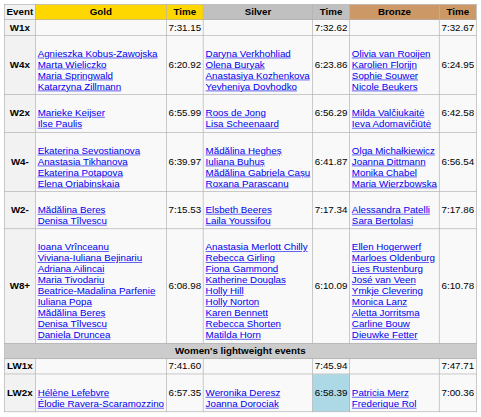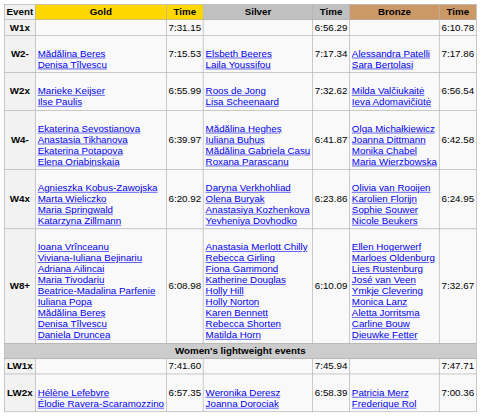(331, 27) 7:32.62 -> (331, 27) 6:56.29
(458, 27) 7:32.67 -> (458, 27) 6:10.78
rows swapped: (20, 210) <-> (20, 65)
(331, 113) 6:56.29 -> (331, 91) 7:32.62
(458, 113) 6:42.58 -> (458, 91) 6:56.54
(458, 161) 6:56.54 -> (458, 140) 6:42.58
(458, 286) 6:10.78 -> (458, 286) 7:32.67
(331, 393) lightblue background -> (331, 393) no background
